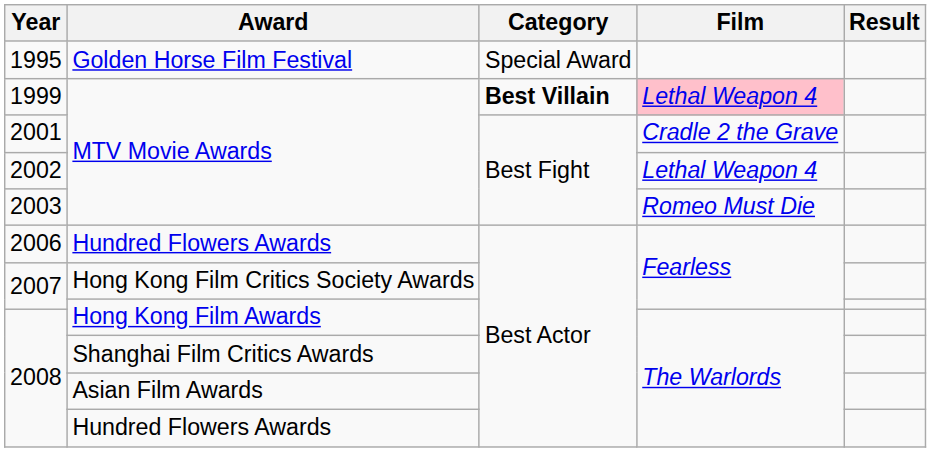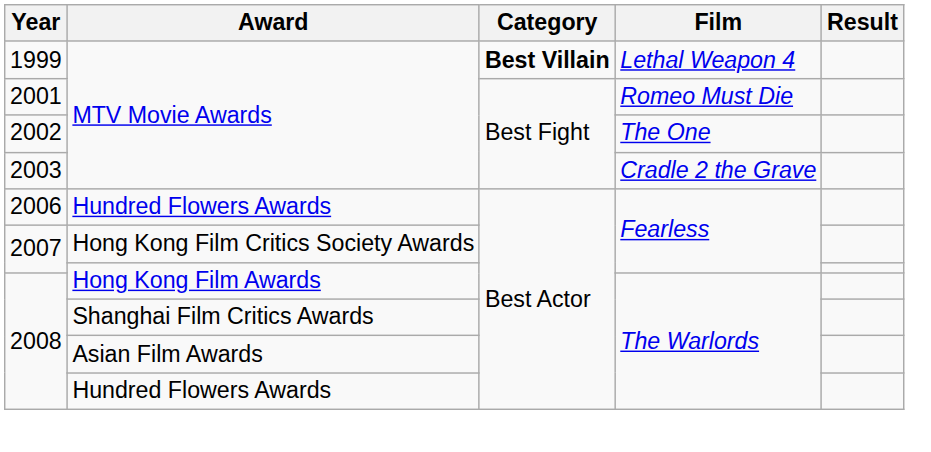- row: (36, 59)
(730, 96) pink background -> (708, 59) no background
(740, 133) Cradle 2 the Grave -> (707, 96) Romeo Must Die
(730, 170) Lethal Weapon 4 -> (665, 133) The One
(729, 206) Romeo Must Die -> (718, 170) Cradle 2 the Grave
